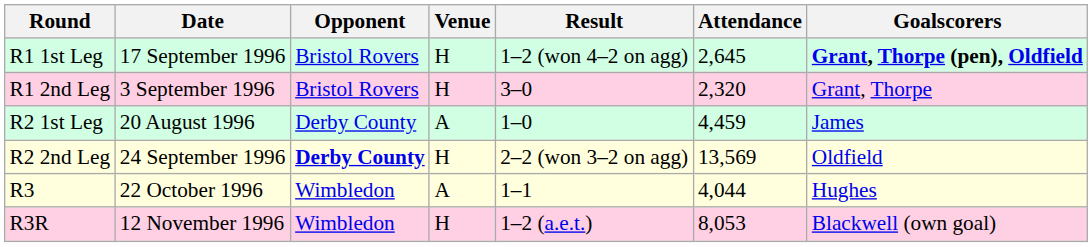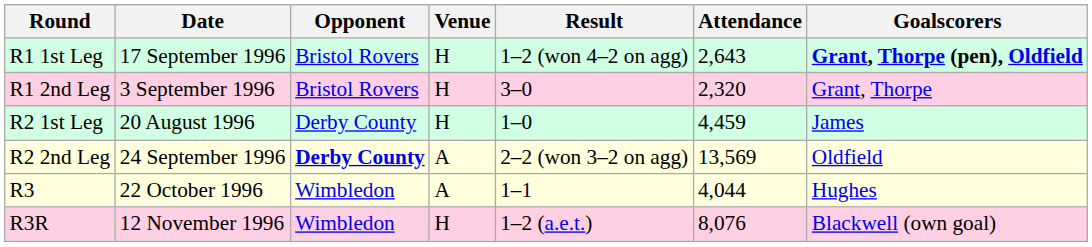(722, 55) 2,645 -> (722, 55) 2,643
(442, 122) A -> (442, 122) H
(442, 156) H -> (442, 156) A
(722, 223) 8,053 -> (722, 223) 8,076
